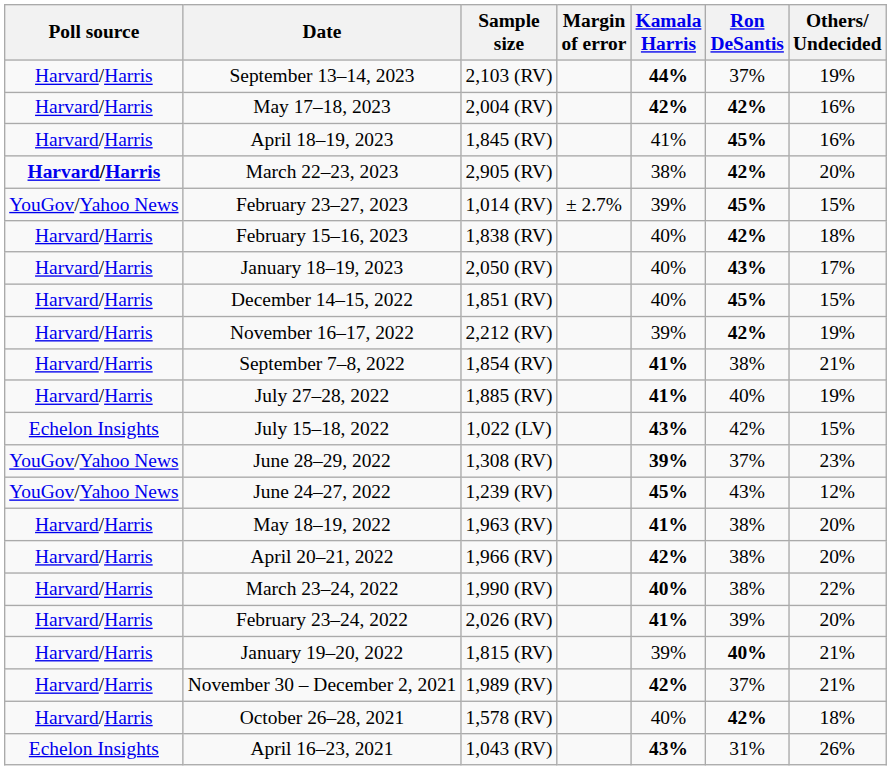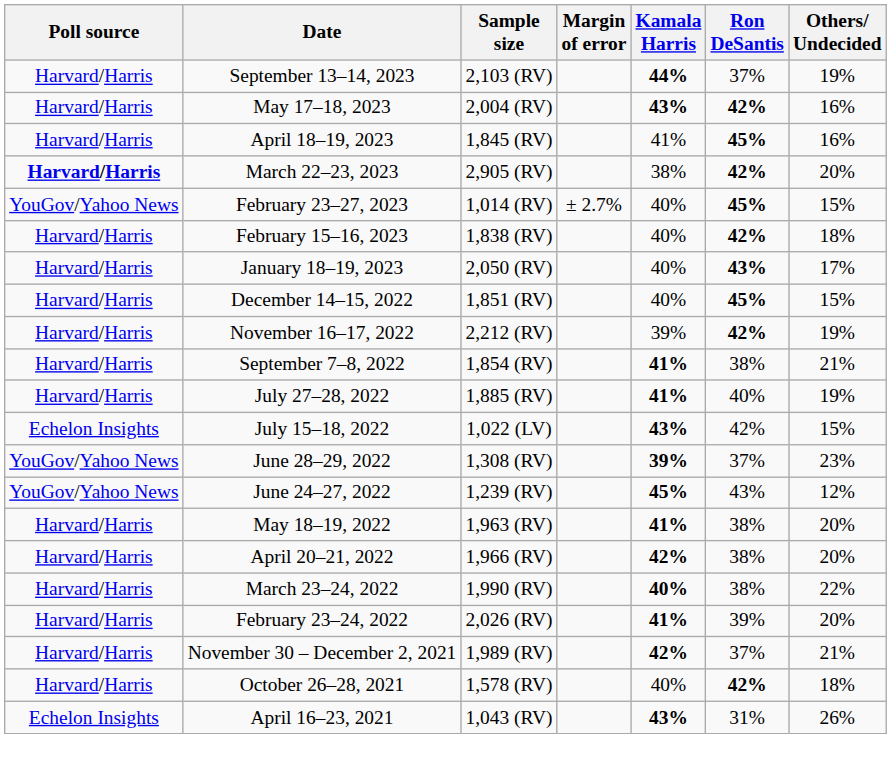(668, 107) 42% -> (668, 107) 43%
(668, 204) 39% -> (668, 204) 40%
- row: (322, 653)
